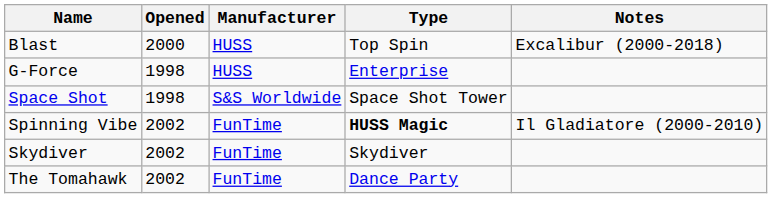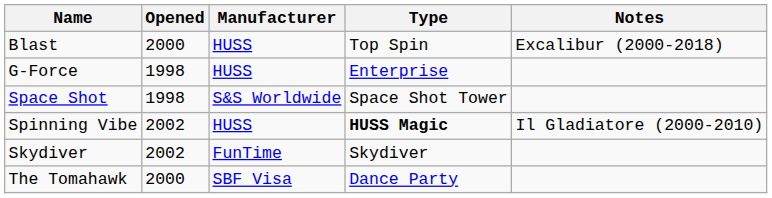(247, 126) FunTime -> (232, 126) HUSS
(165, 180) 2002 -> (165, 180) 2000
(247, 180) FunTime -> (252, 180) SBF Visa
